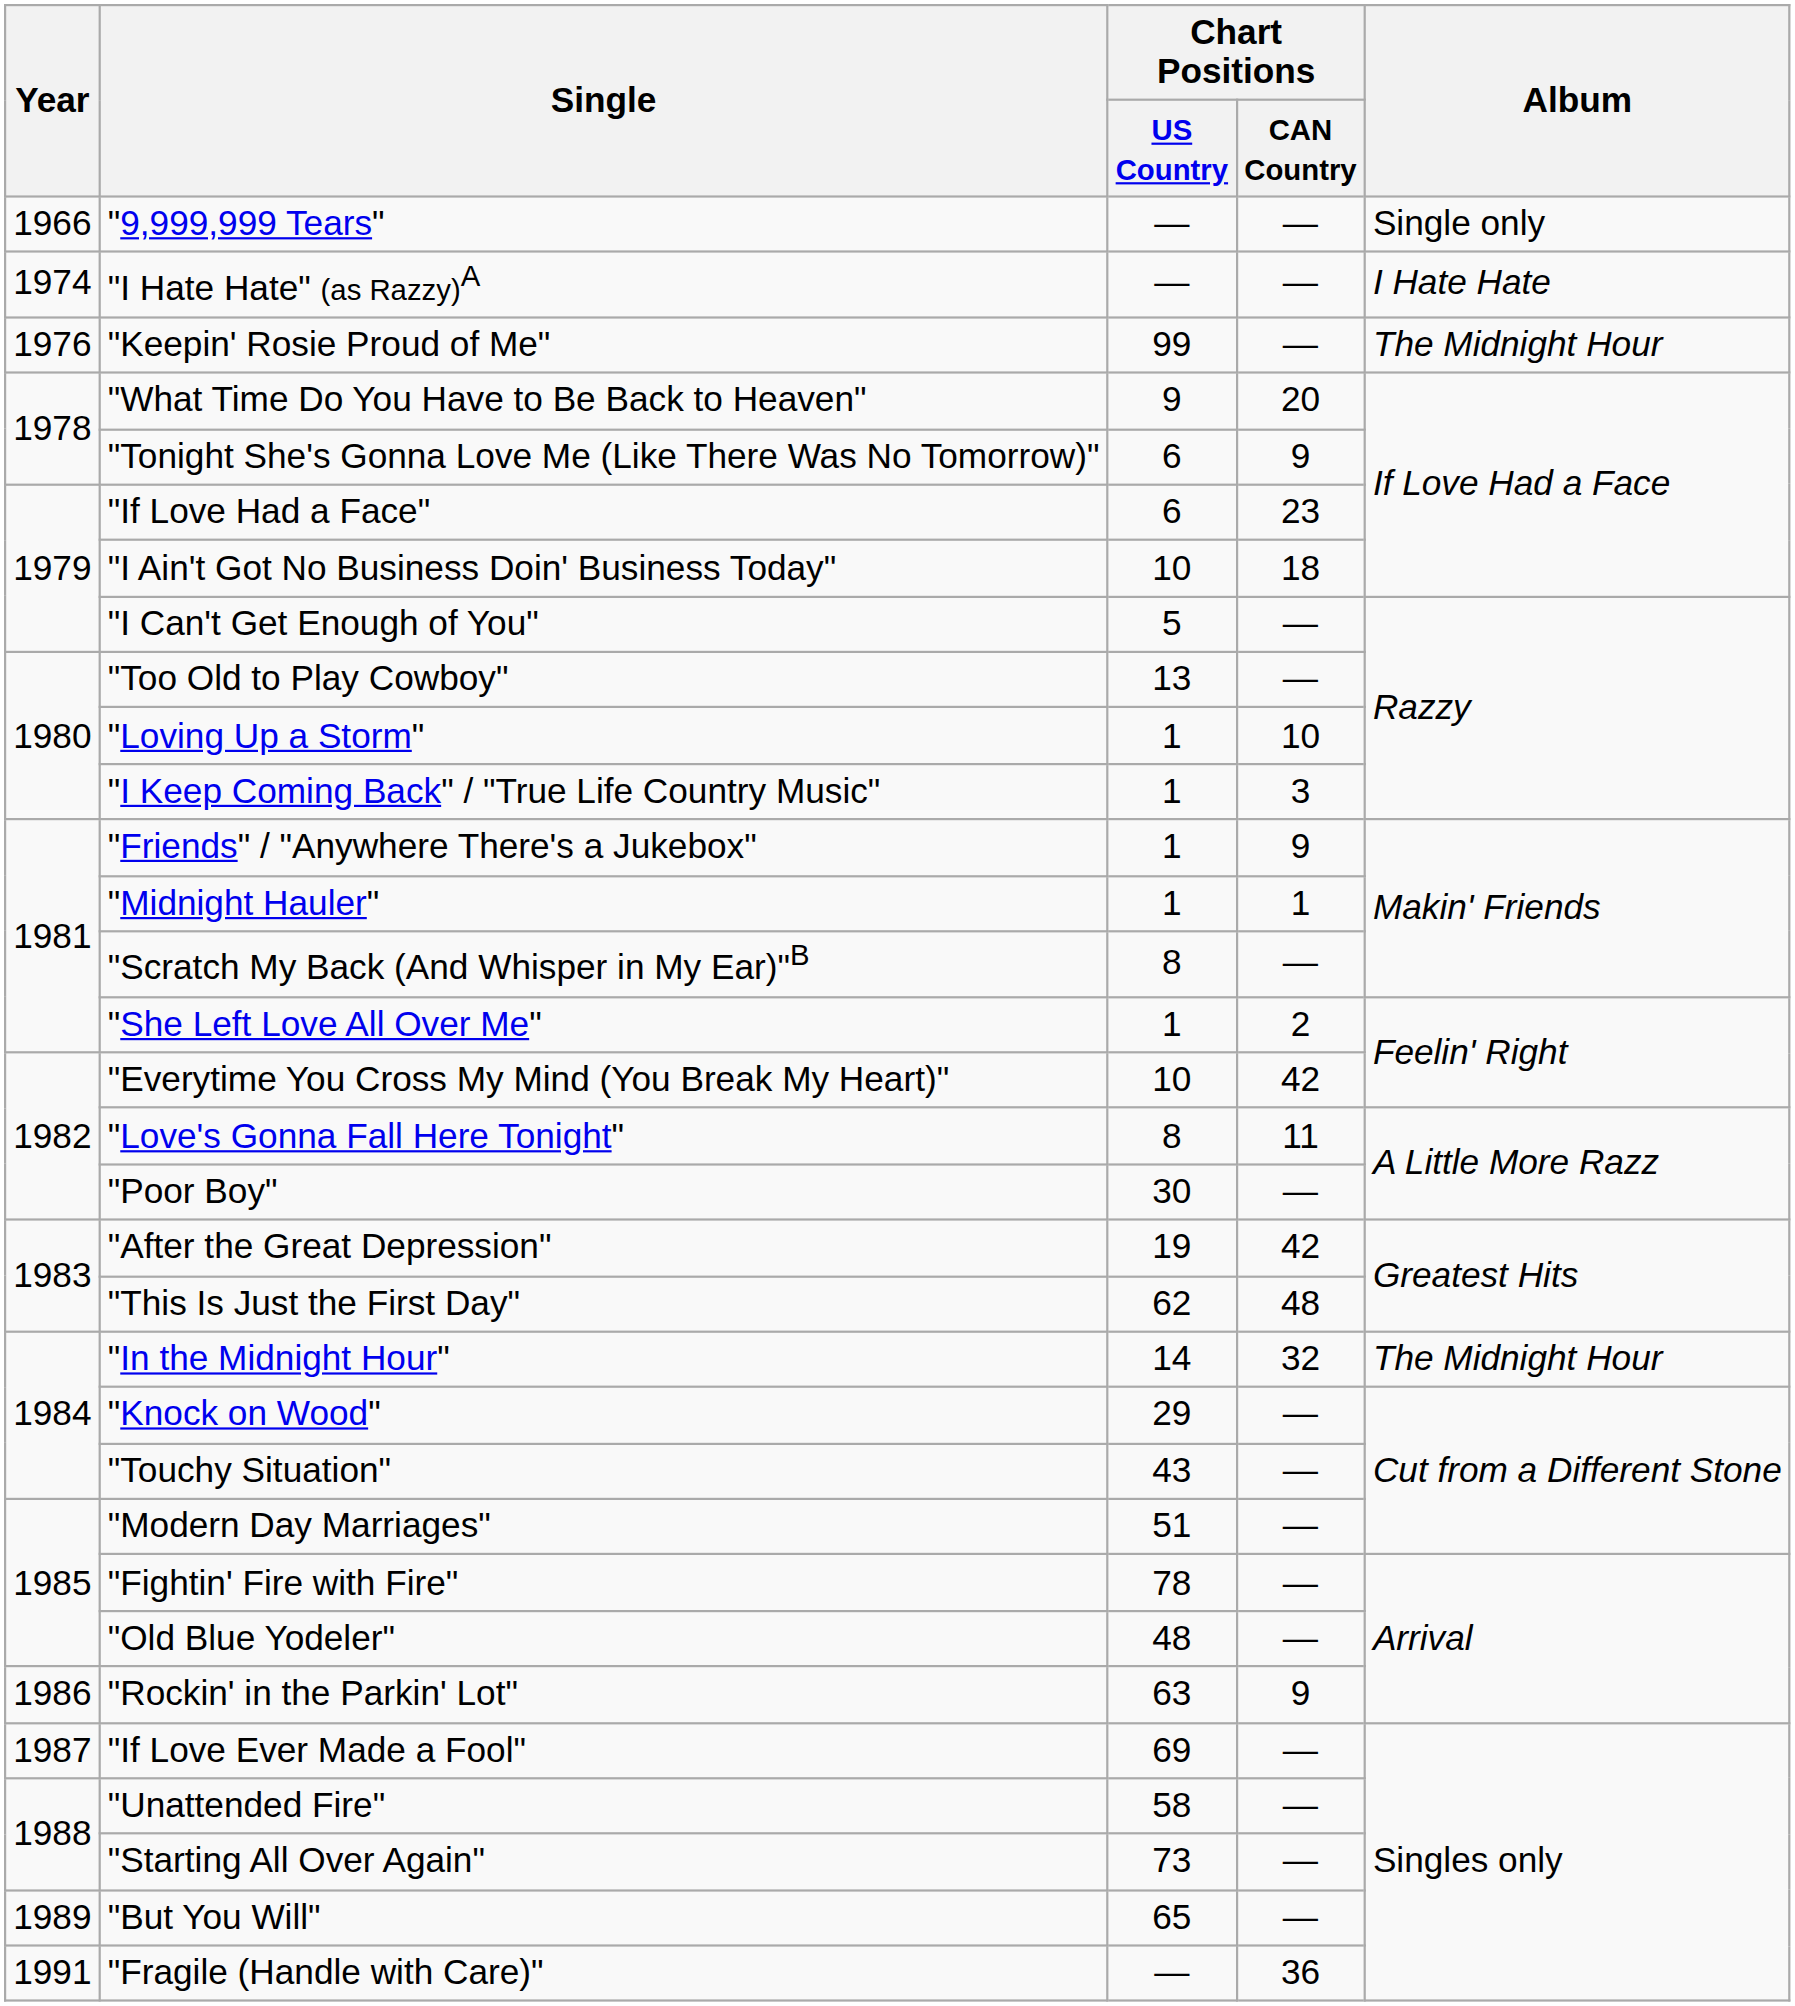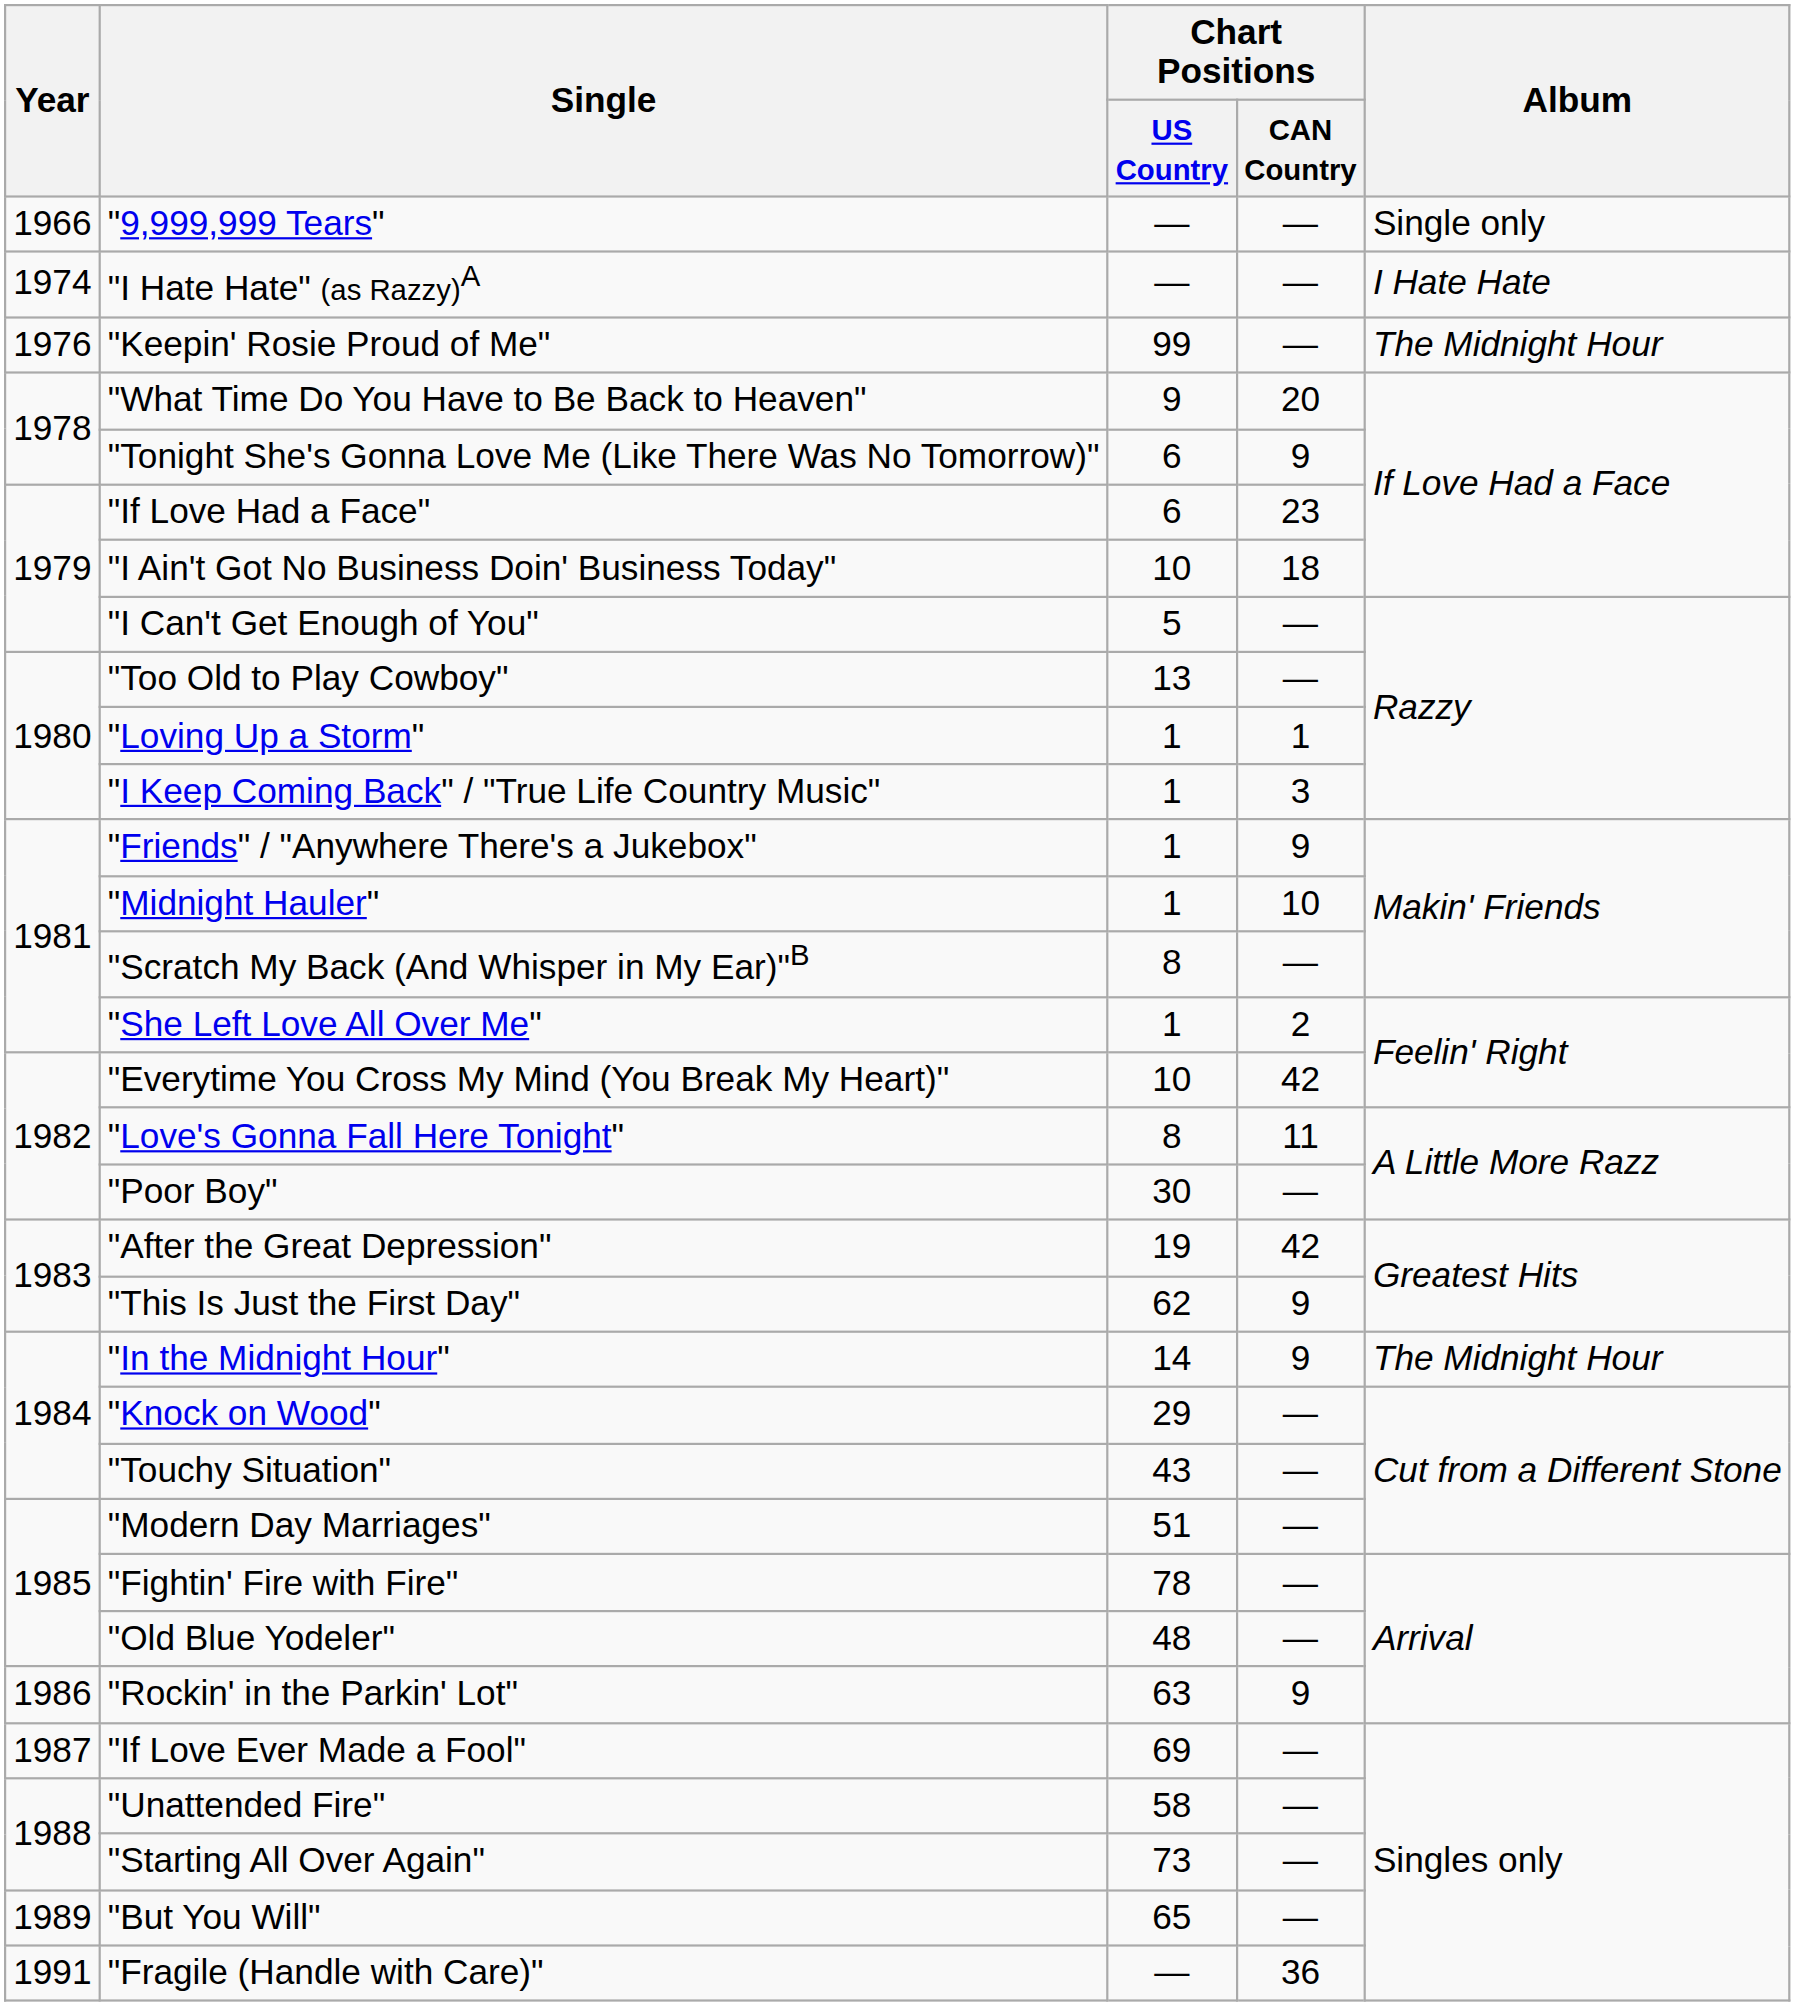(1300, 735) 10 -> (1300, 735) 1
(1300, 902) 1 -> (1300, 902) 10
(1300, 1302) 48 -> (1300, 1302) 9
(1300, 1358) 32 -> (1300, 1358) 9
